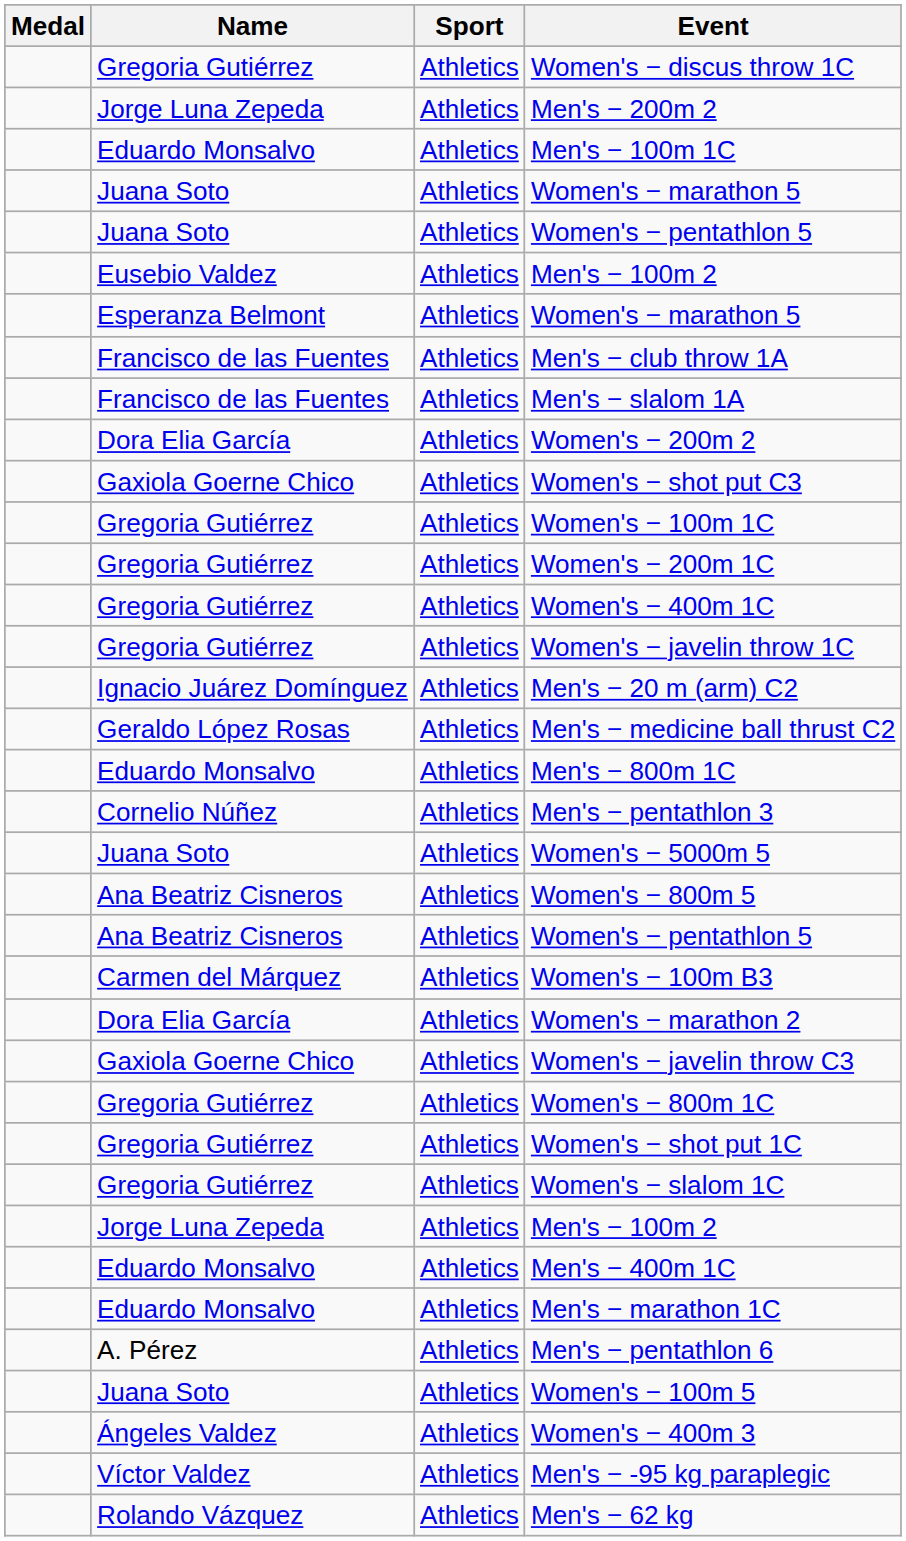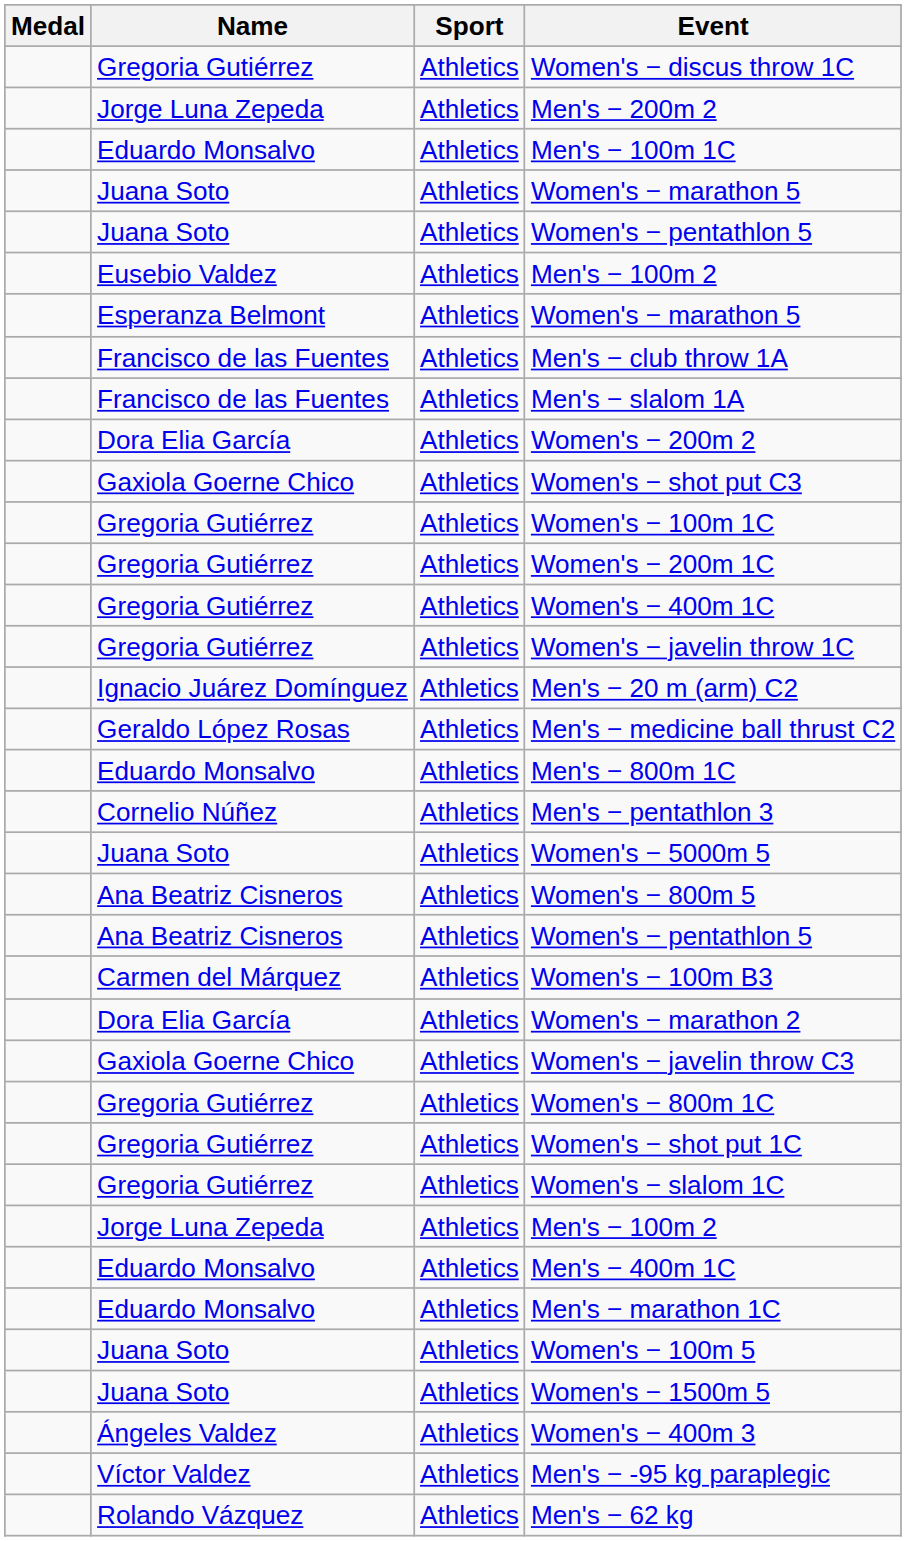- row: (147, 1350)
+ row: (163, 1392)
